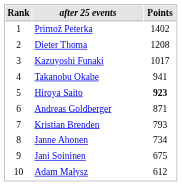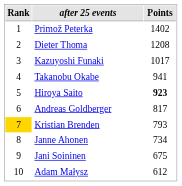(160, 109) 871 -> (160, 109) 817
(19, 124) no background -> (19, 124) gold background
